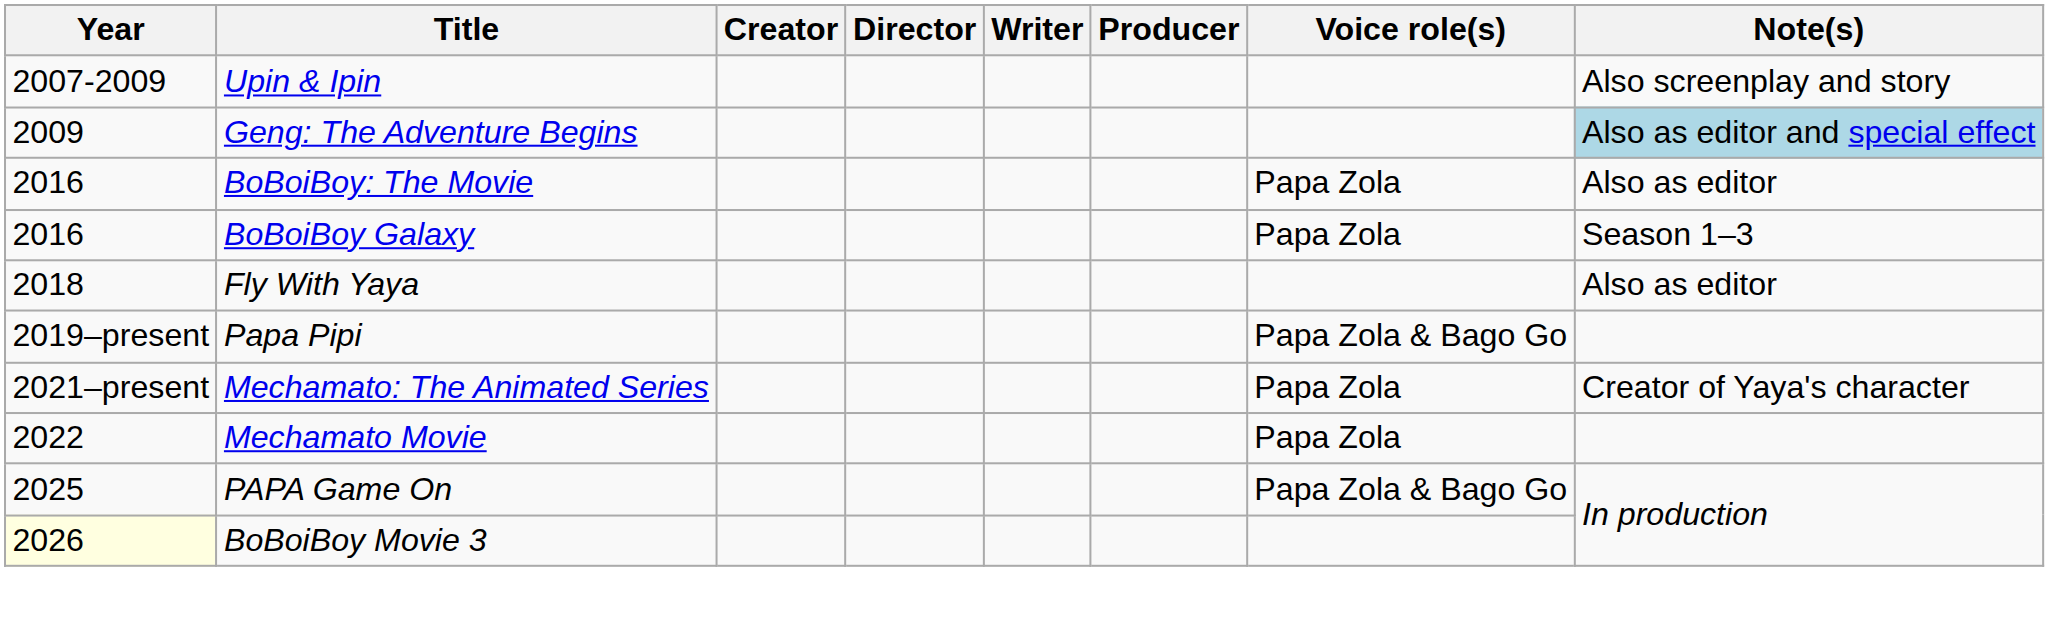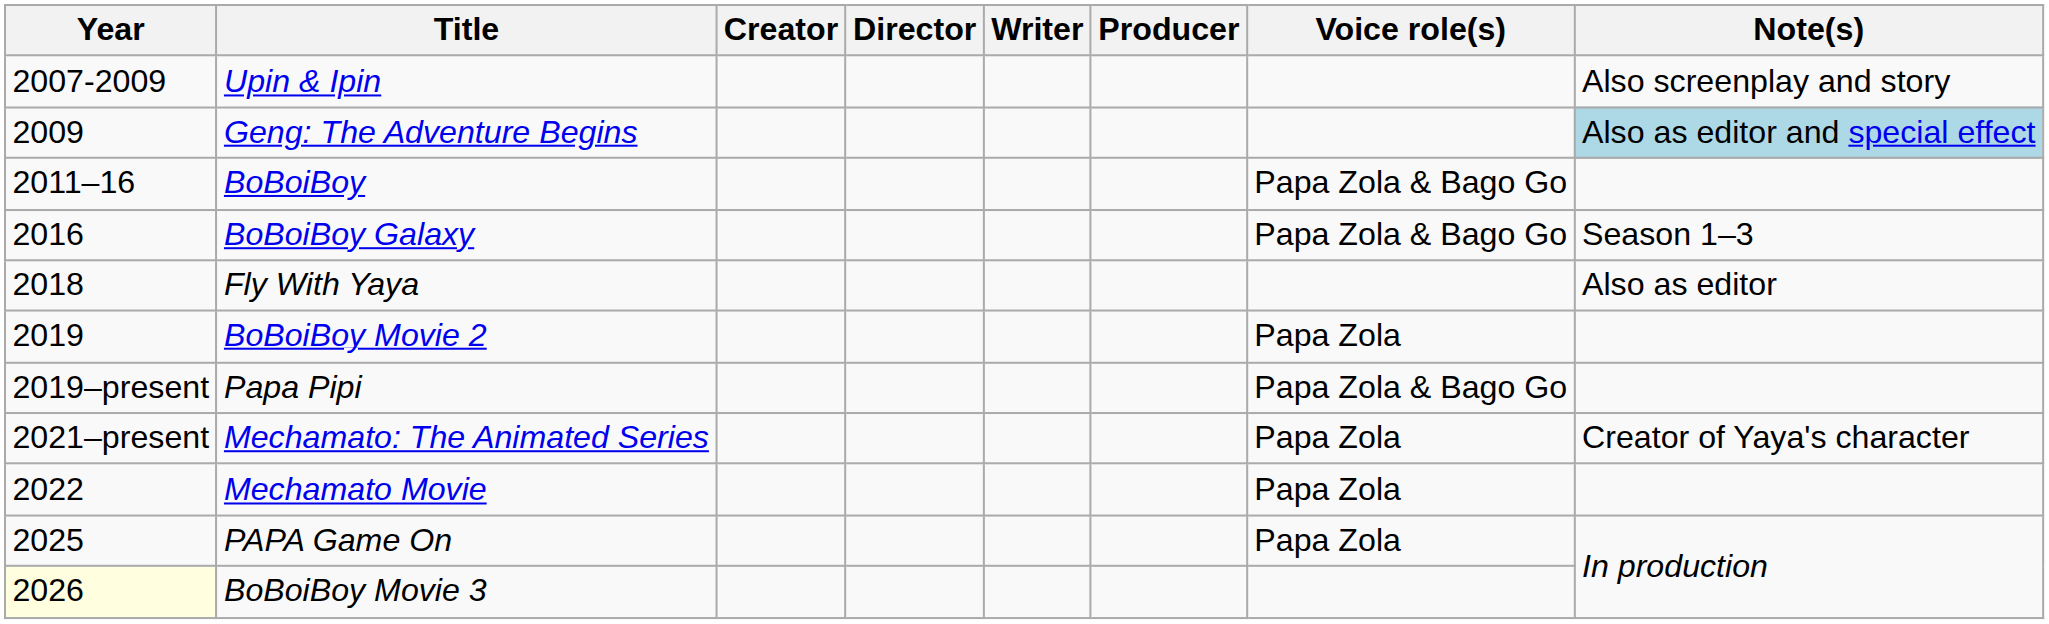+ row: (295, 183)
- row: (379, 183)
(1328, 234) Papa Zola -> (1411, 234) Papa Zola & Bago Go
+ row: (355, 336)
(1411, 489) Papa Zola & Bago Go -> (1328, 540) Papa Zola
